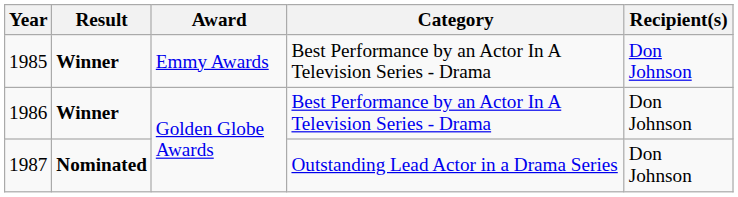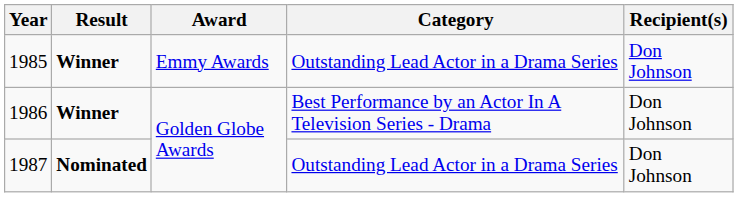(426, 60) Best Performance by an Actor In A Television Series - Drama -> (455, 60) Outstanding Lead Actor in a Drama Series
